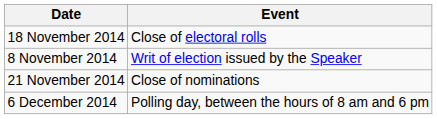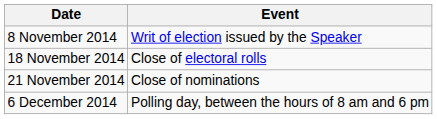rows swapped: (62, 59) <-> (66, 37)
